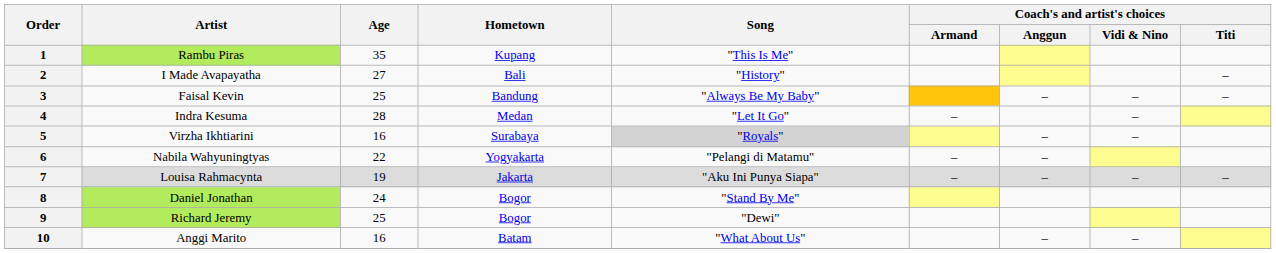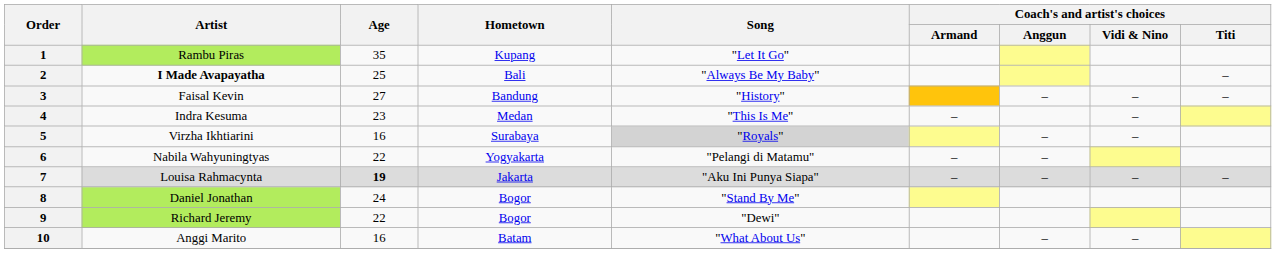(760, 55) "This Is Me" -> (760, 55) "Let It Go"
(211, 75) normal -> (211, 75) bold
(379, 75) 27 -> (379, 75) 25
(760, 75) "History" -> (760, 75) "Always Be My Baby"
(379, 95) 25 -> (379, 95) 27
(760, 95) "Always Be My Baby" -> (760, 95) "History"
(379, 116) 28 -> (379, 116) 23
(760, 116) "Let It Go" -> (760, 116) "This Is Me"
(379, 177) normal -> (379, 177) bold
(379, 217) 25 -> (379, 217) 22
